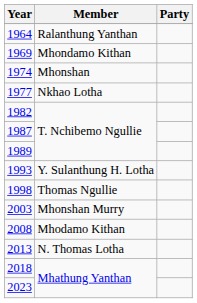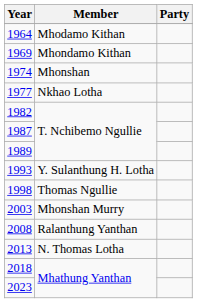(88, 33) Ralanthung Yanthan -> (81, 33) Mhodamo Kithan
(81, 229) Mhodamo Kithan -> (88, 229) Ralanthung Yanthan
